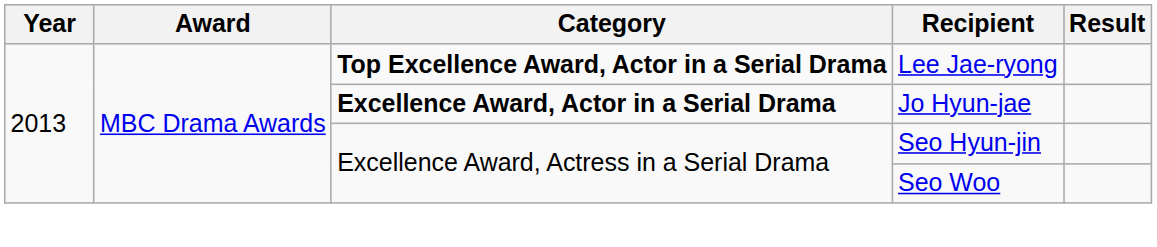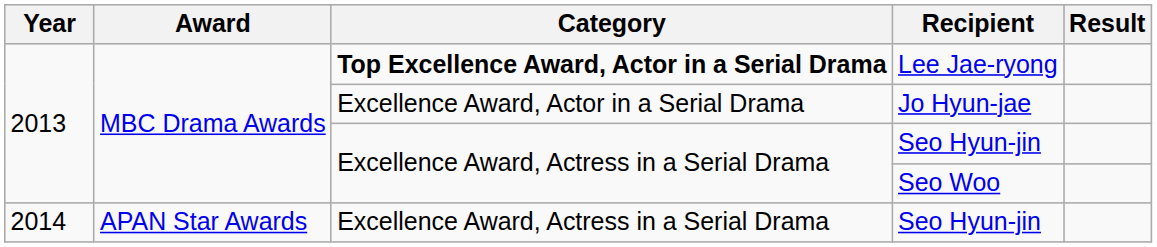(586, 103) bold -> (571, 103) normal
+ row: (38, 222)
